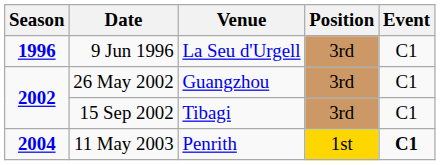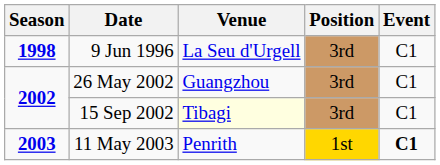(37, 51) 1996 -> (37, 51) 1998
(207, 113) no background -> (207, 113) lightyellow background
(37, 144) 2004 -> (37, 144) 2003
